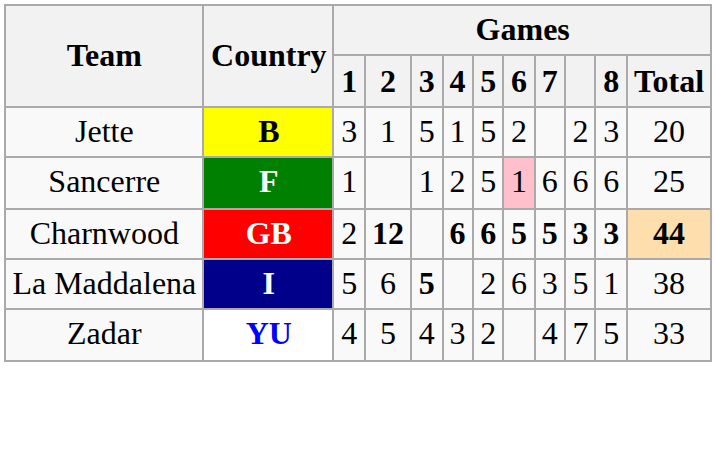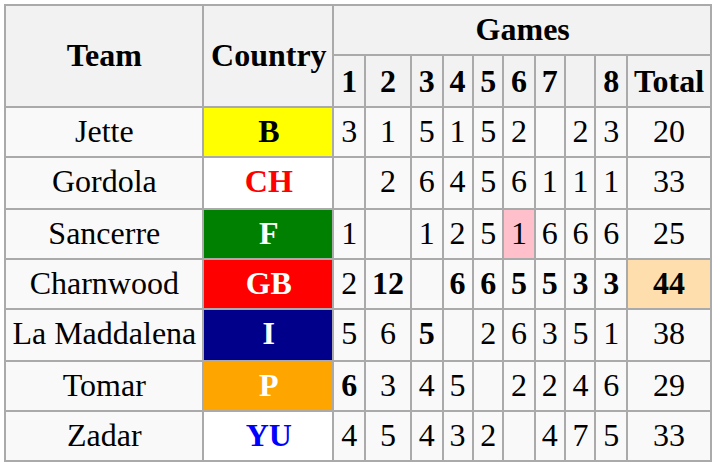+ row: (104, 182)
+ row: (104, 385)
